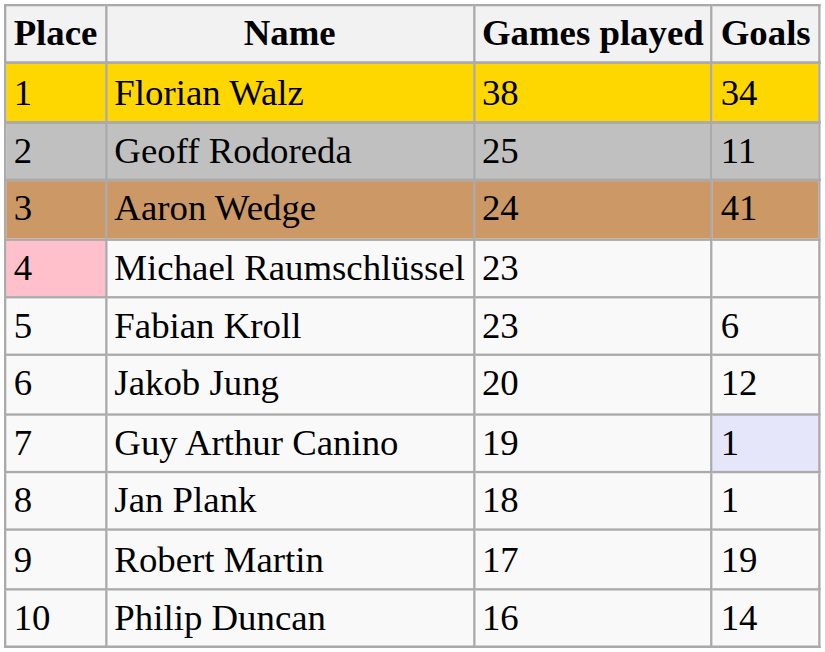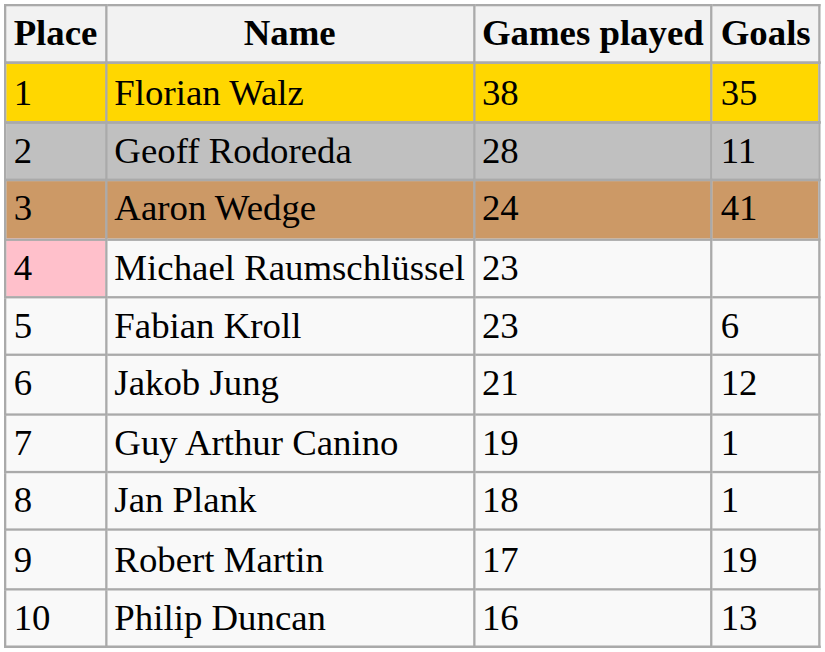(739, 92) 34 -> (739, 92) 35
(500, 150) 25 -> (500, 150) 28
(500, 383) 20 -> (500, 383) 21
(730, 442) lavender background -> (730, 442) no background
(739, 617) 14 -> (739, 617) 13
